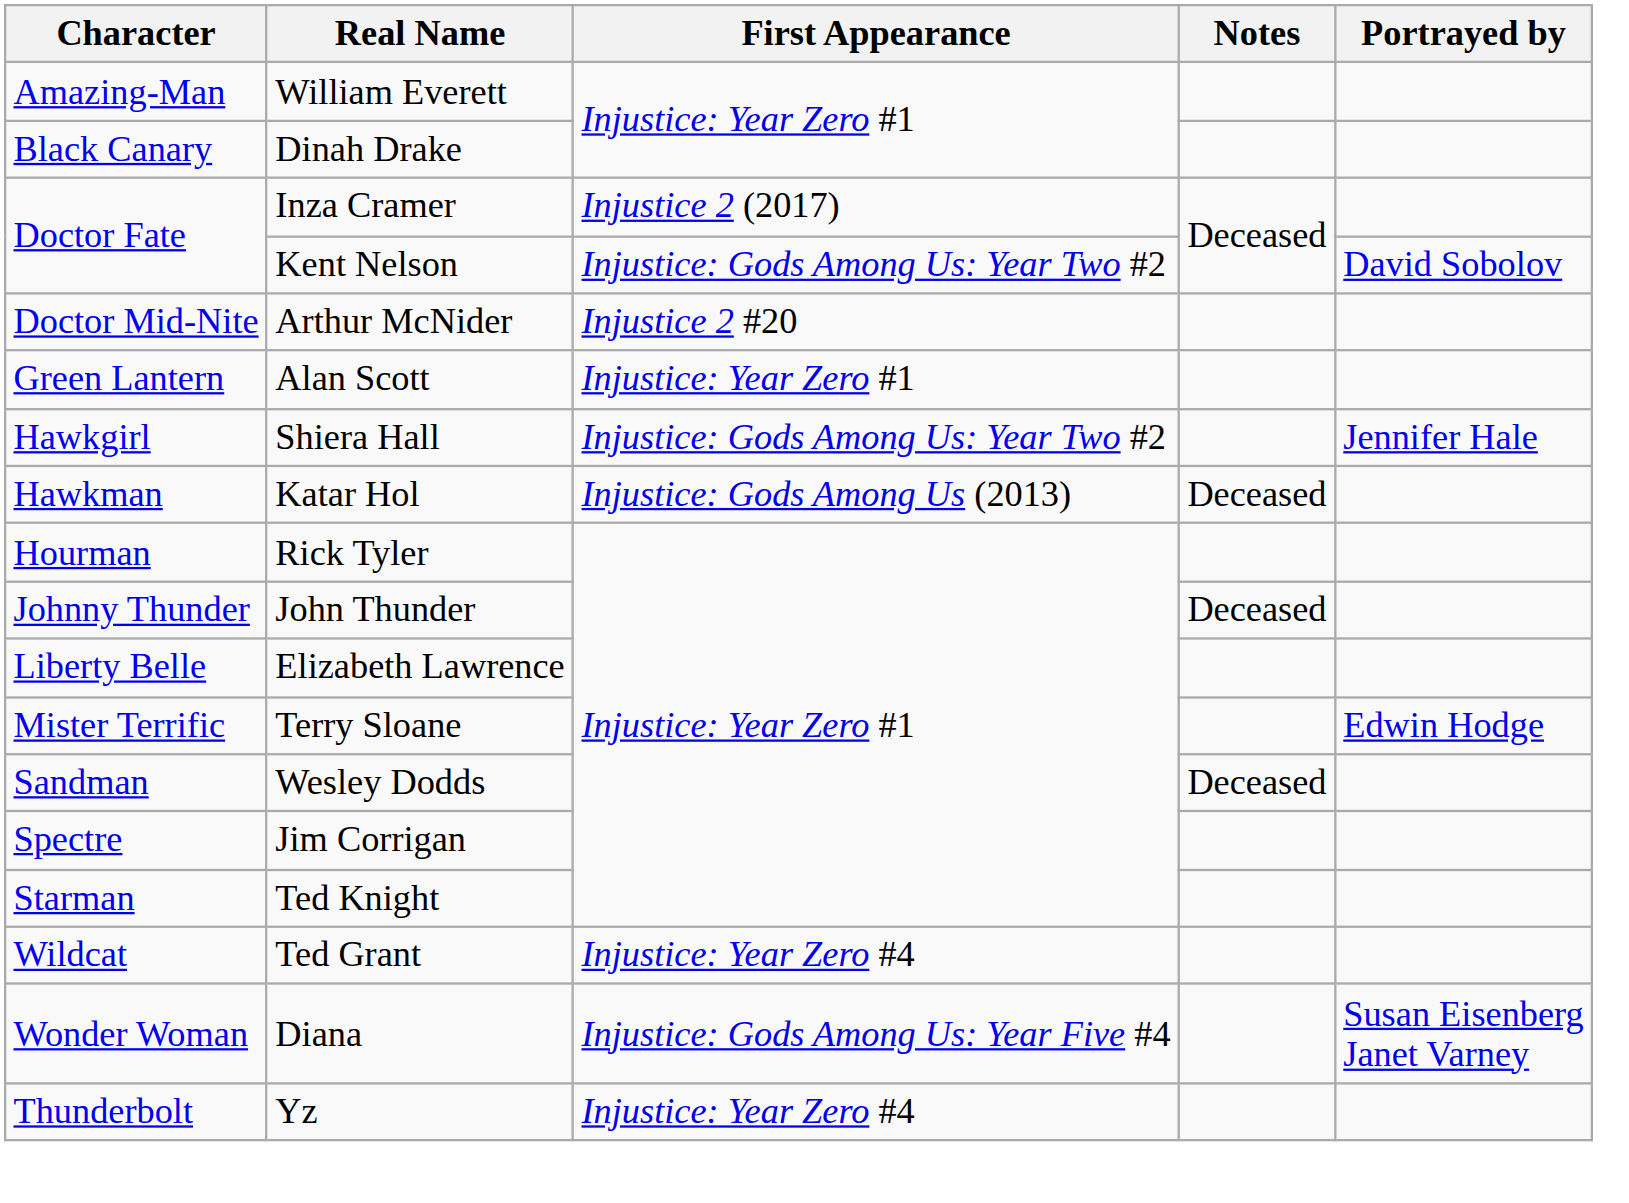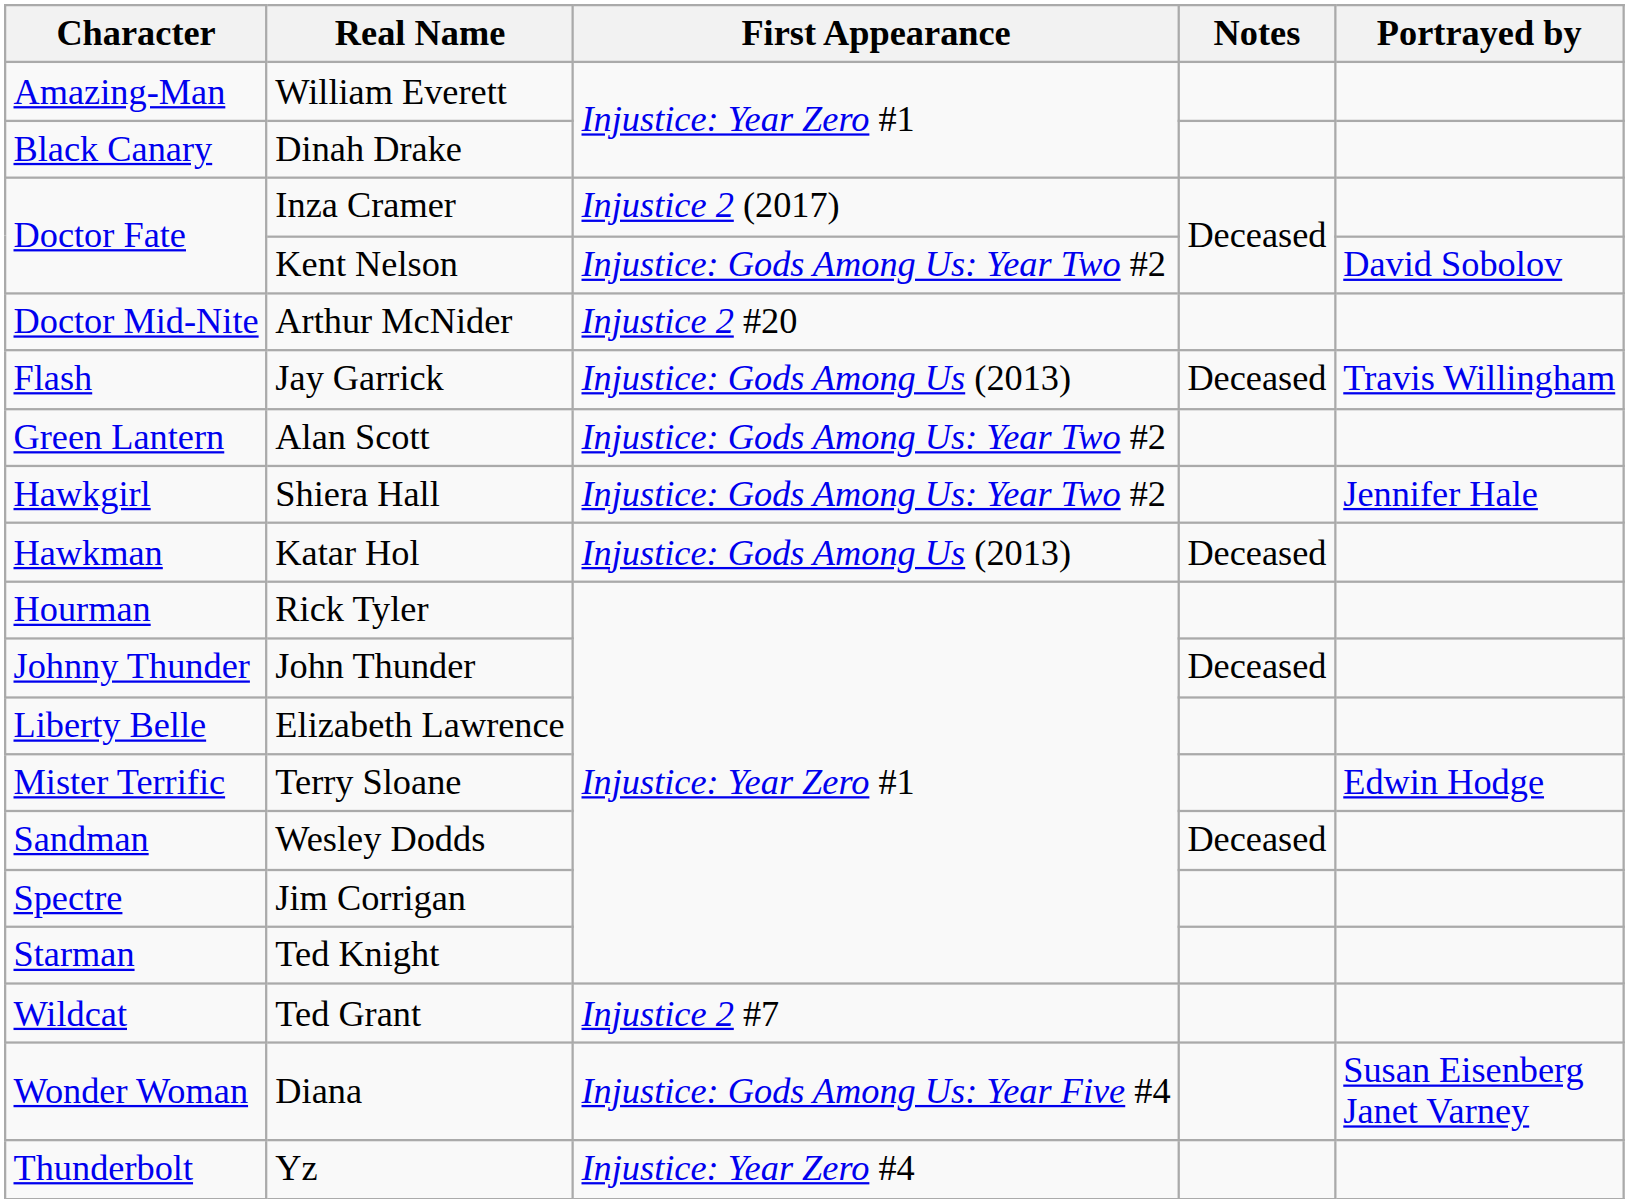+ row: (360, 378)
(748, 378) Injustice: Year Zero #1 -> (874, 436) Injustice: Gods Among Us: Year Two #2
(748, 954) Injustice: Year Zero #4 -> (680, 1012) Injustice 2 #7
